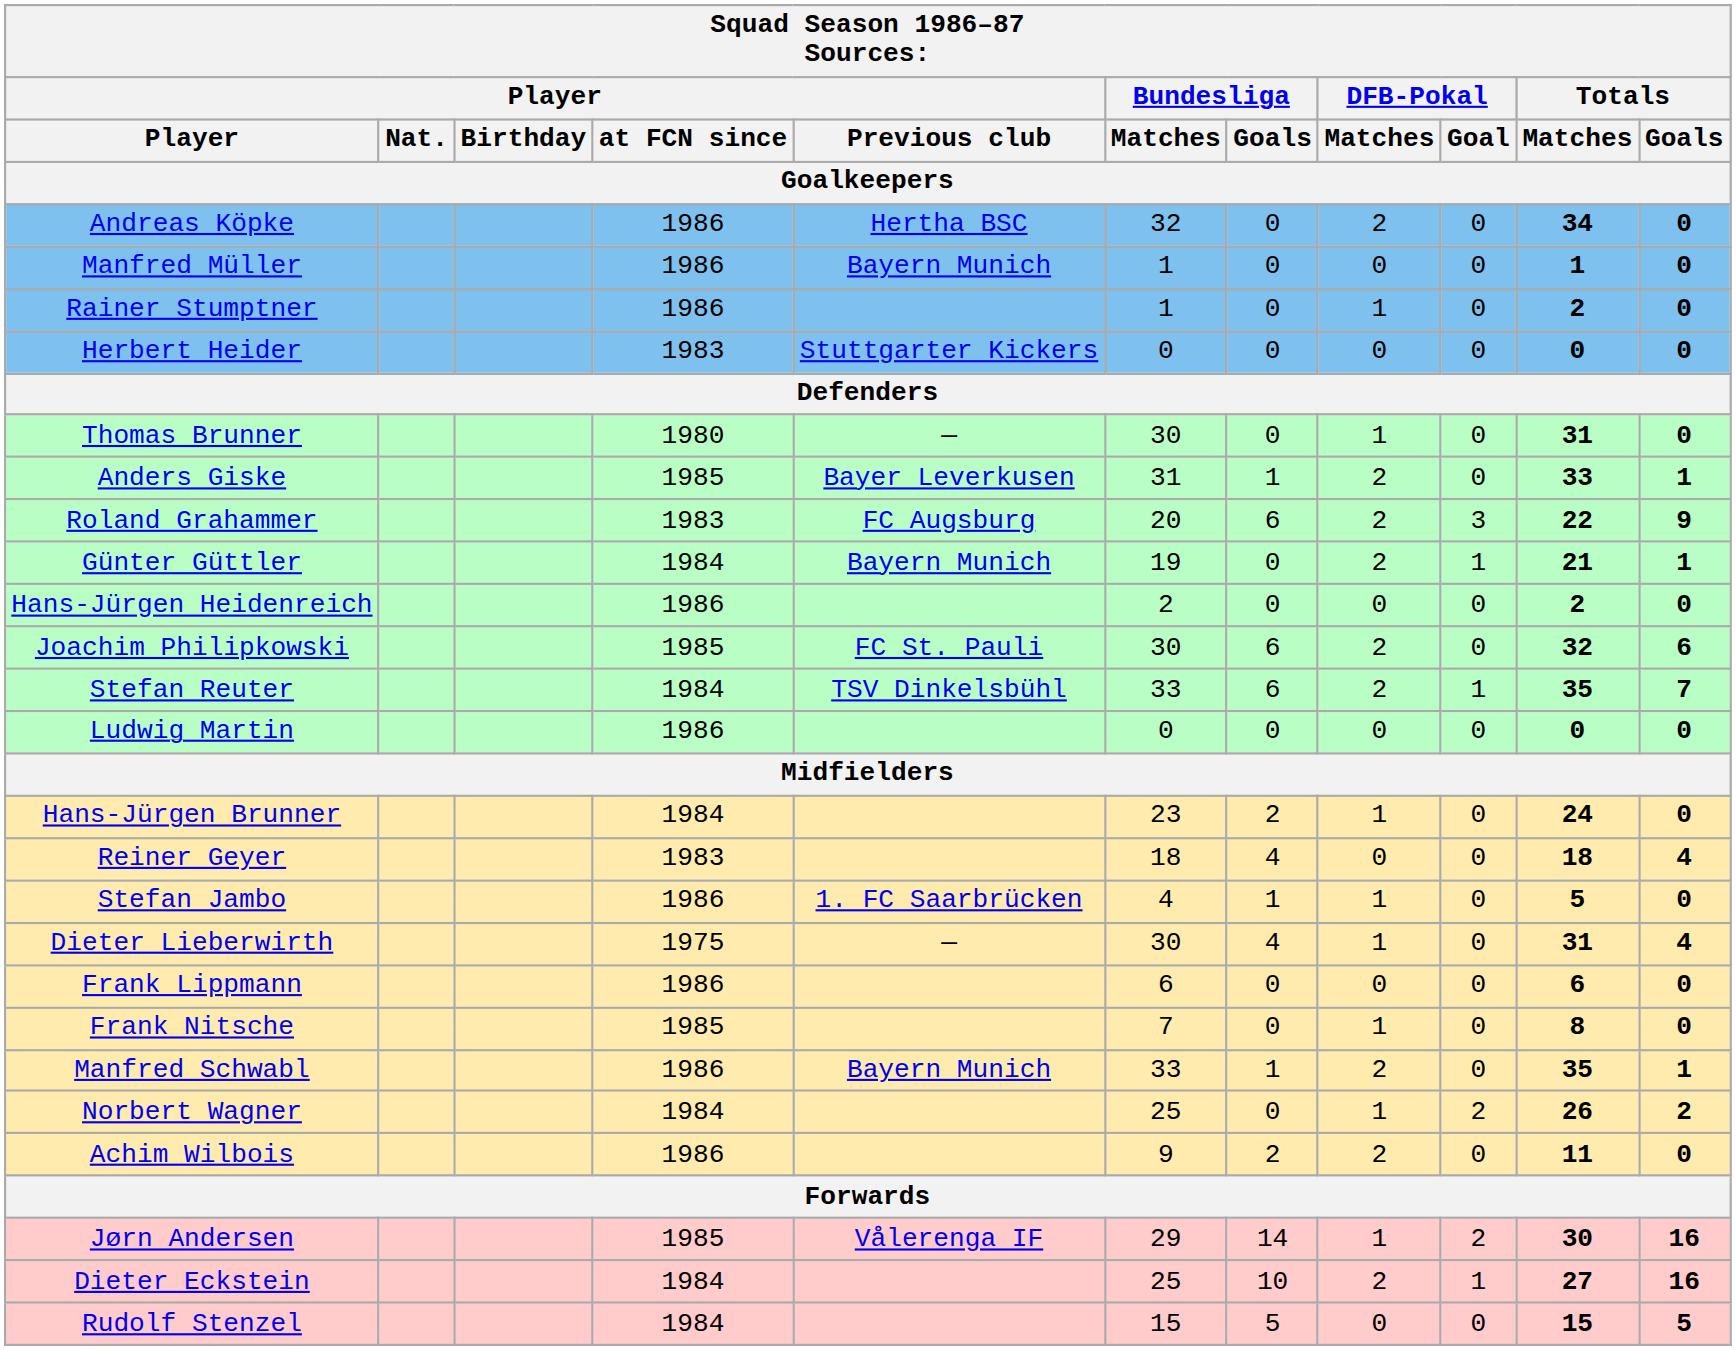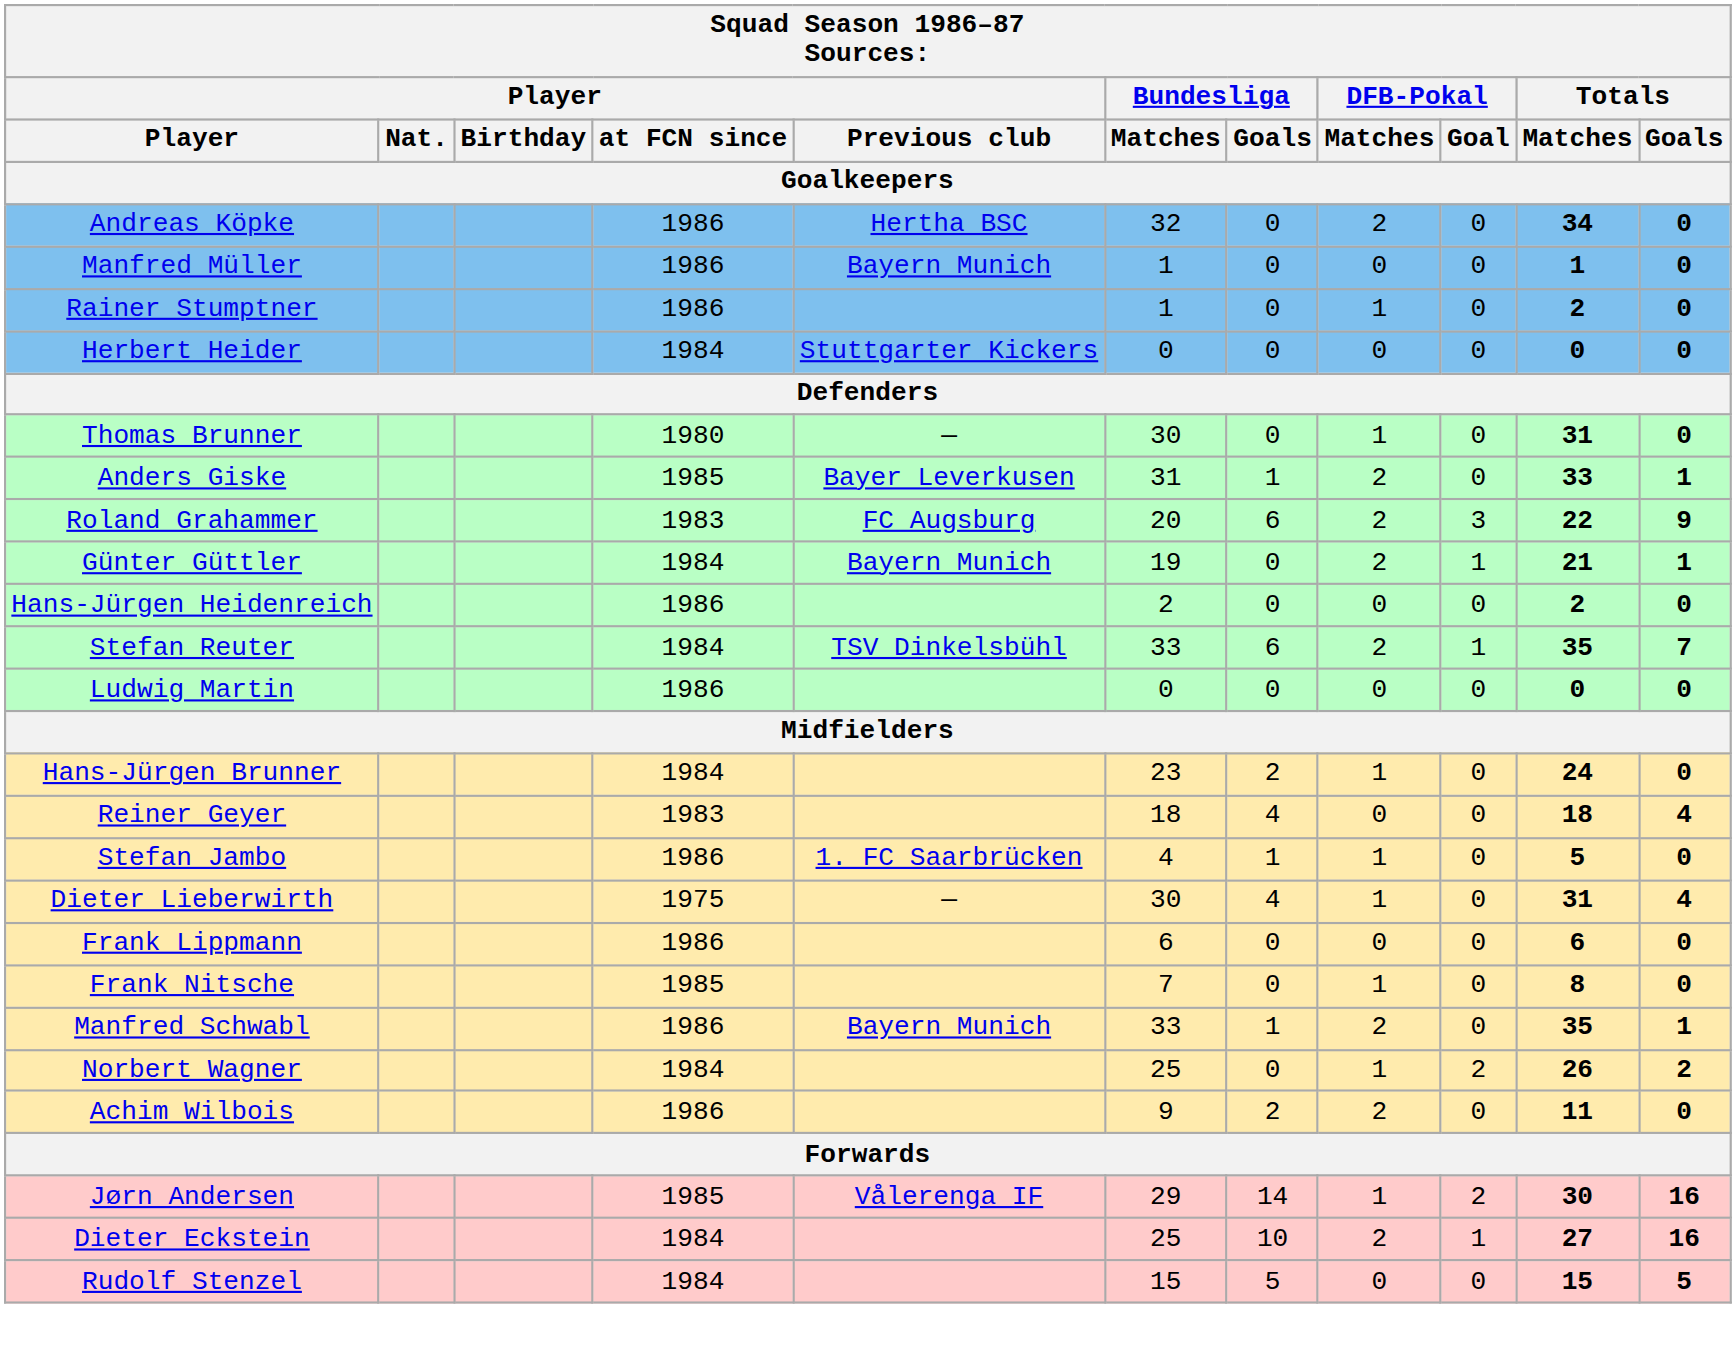(693, 352) 1983 -> (693, 352) 1984
- row: (192, 648)
